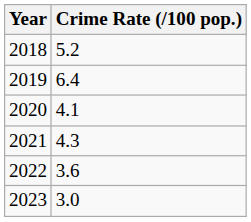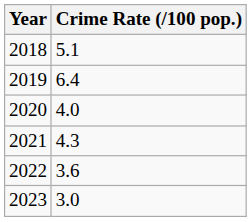(68, 49) 5.2 -> (68, 49) 5.1
(68, 110) 4.1 -> (68, 110) 4.0
